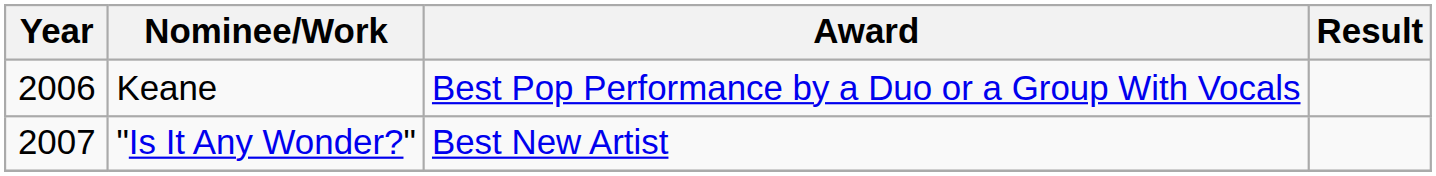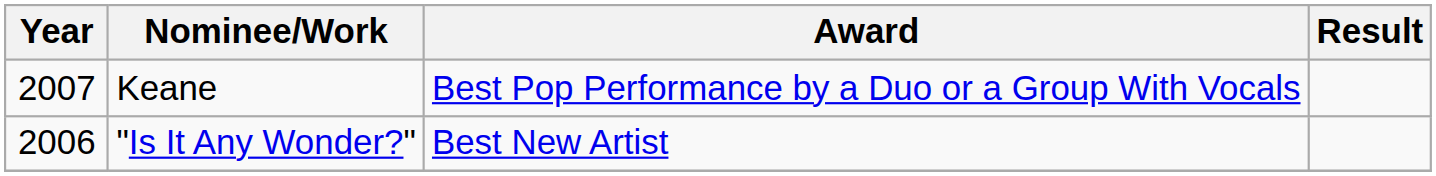(57, 87) 2006 -> (57, 87) 2007
(57, 142) 2007 -> (57, 142) 2006
